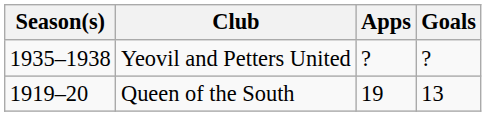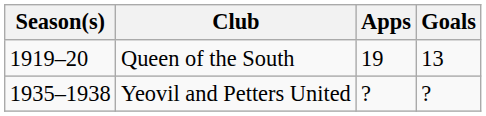rows swapped: (208, 93) <-> (236, 57)
